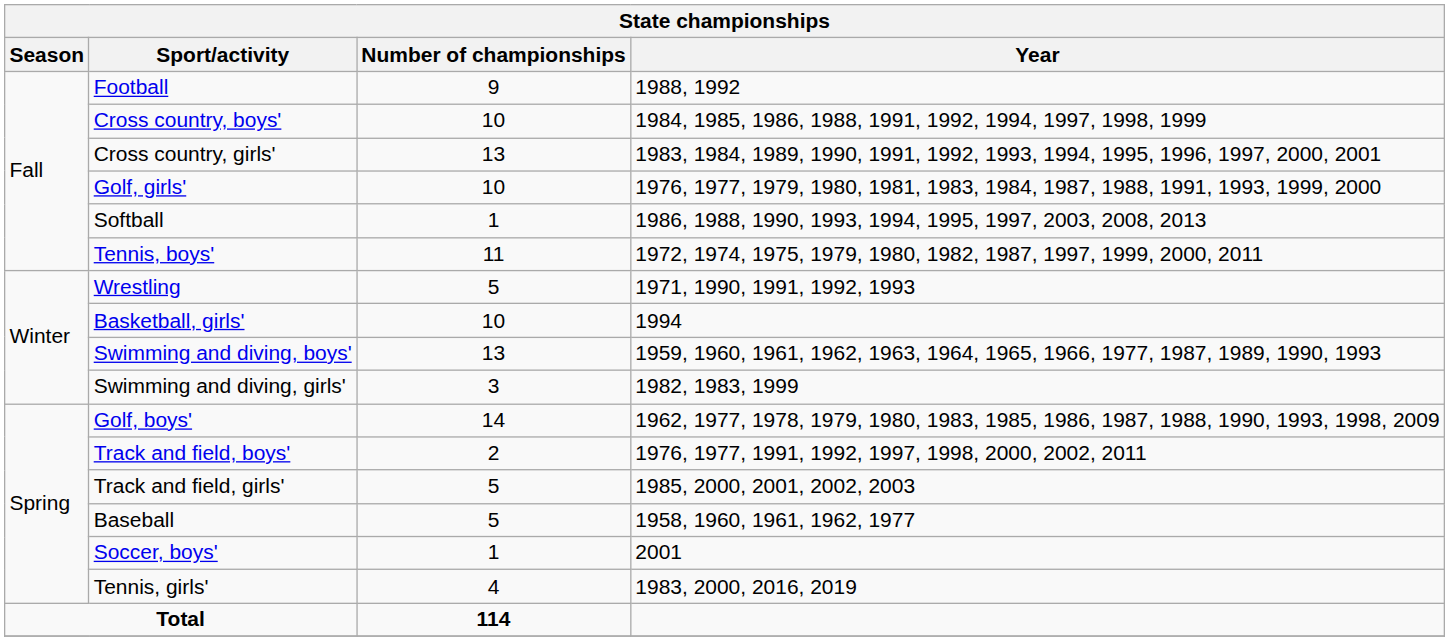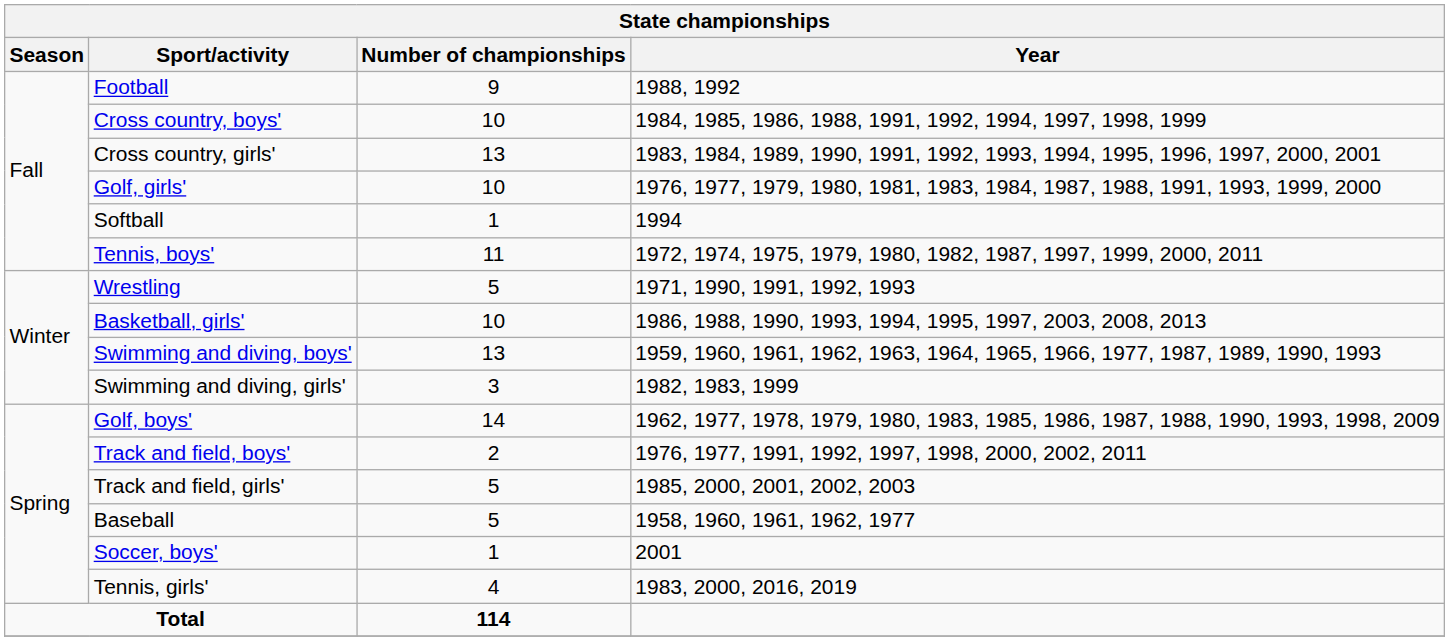(921, 220) 1986, 1988, 1990, 1993, 1994, 1995, 1997, 2003, 2008, 2013 -> (659, 220) 1994
(659, 320) 1994 -> (921, 320) 1986, 1988, 1990, 1993, 1994, 1995, 1997, 2003, 2008, 2013
